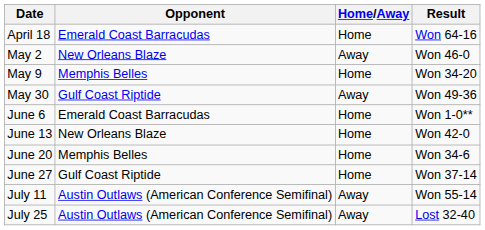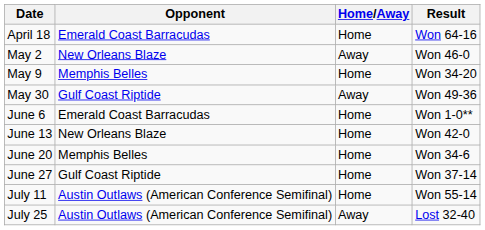(353, 194) Away -> (355, 194) Home
